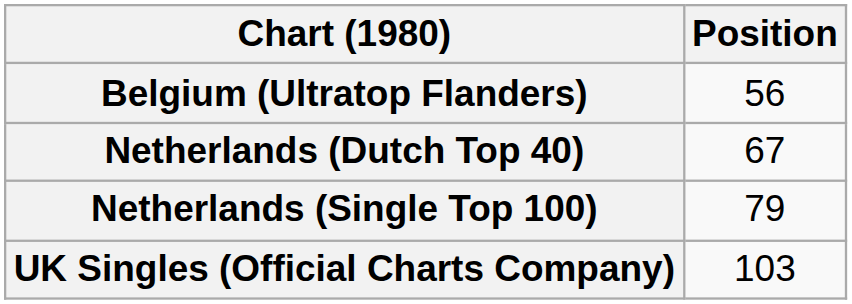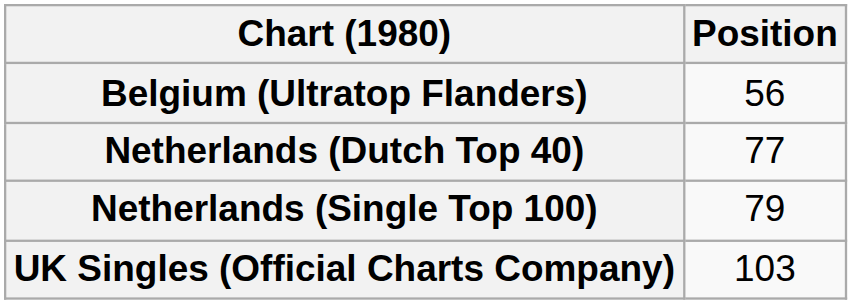(765, 151) 67 -> (765, 151) 77
